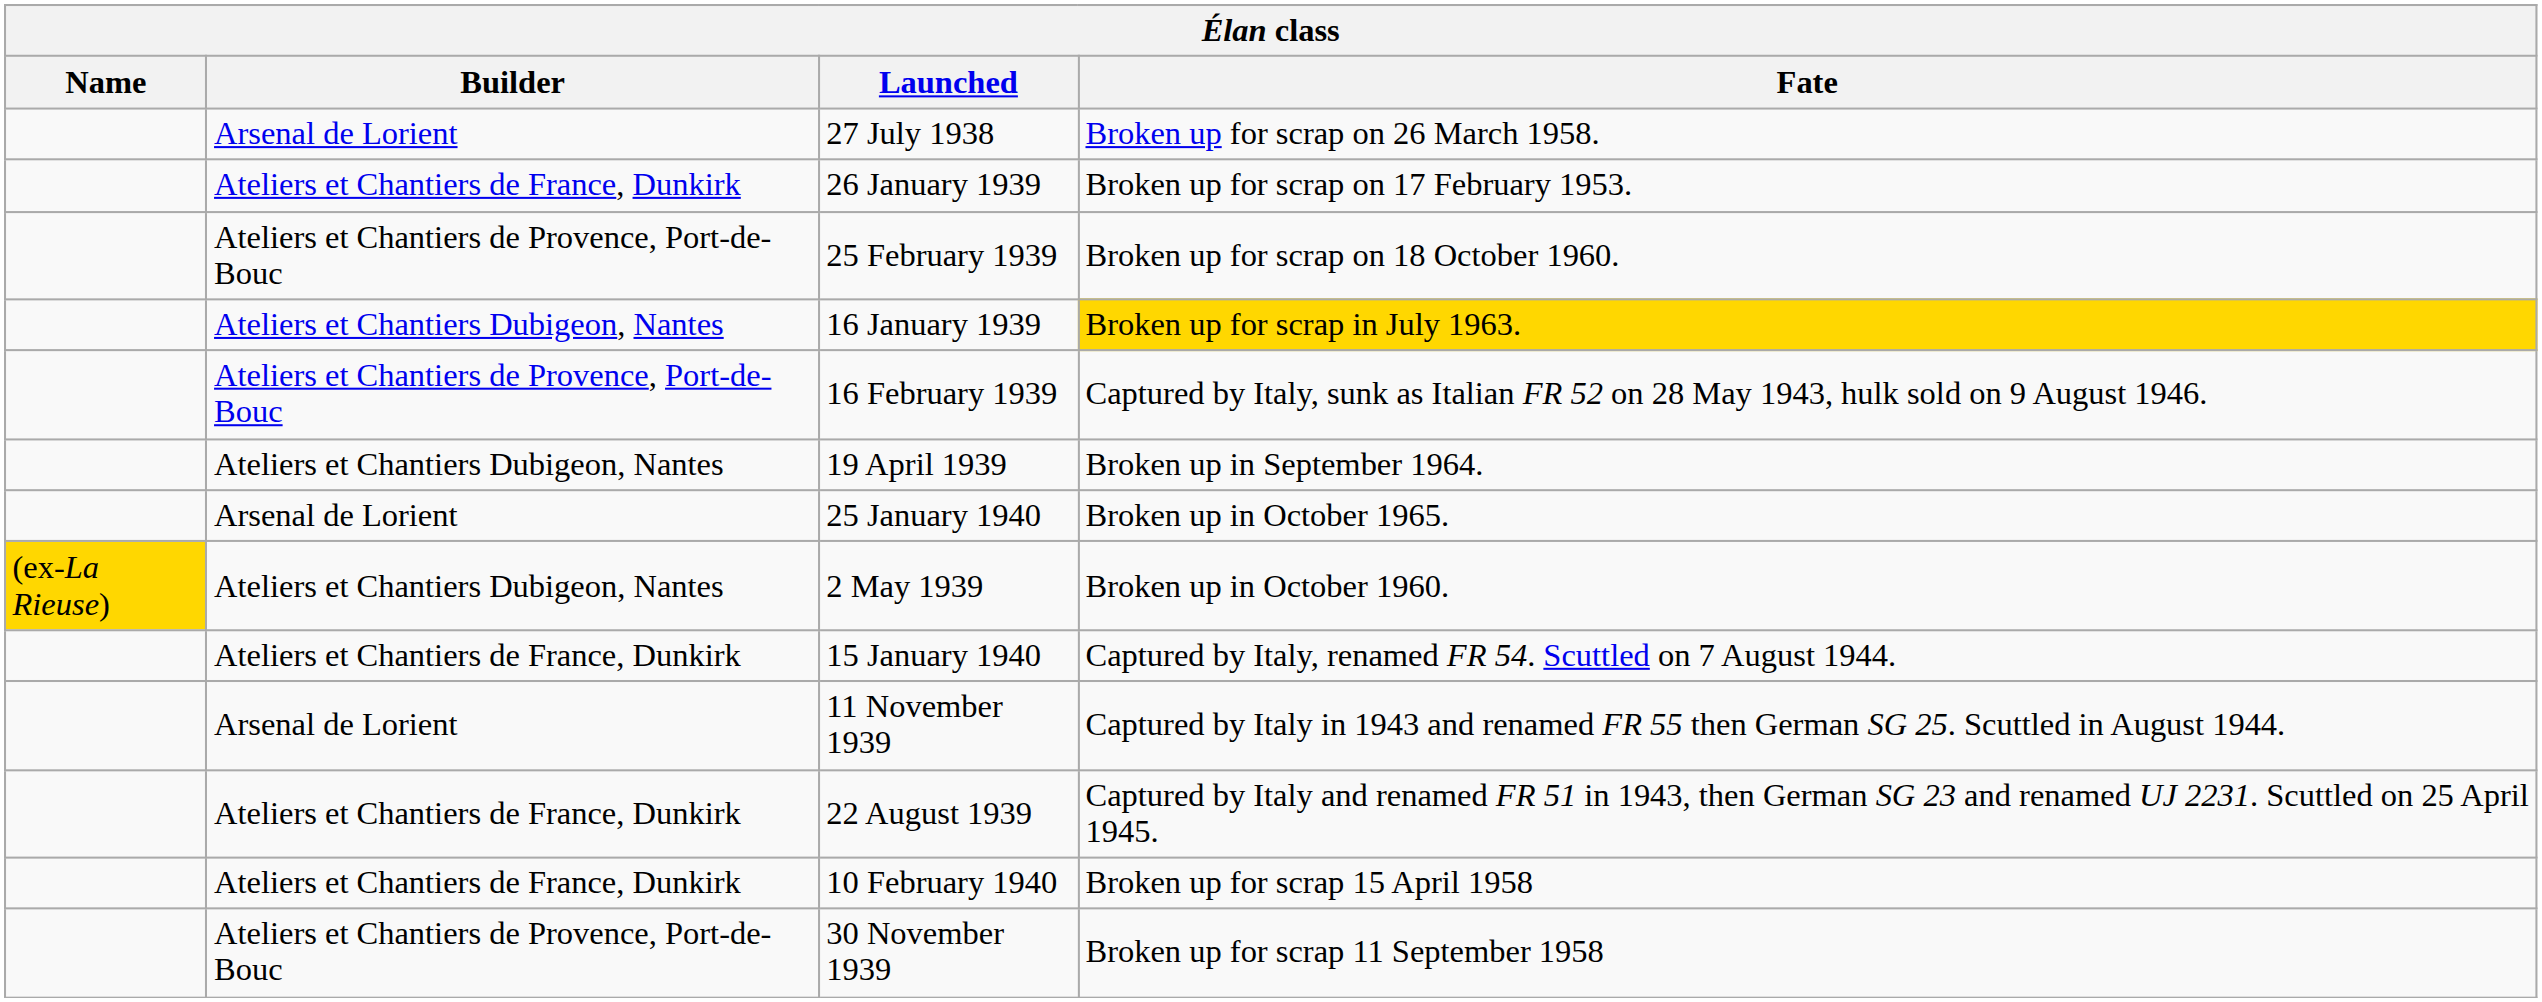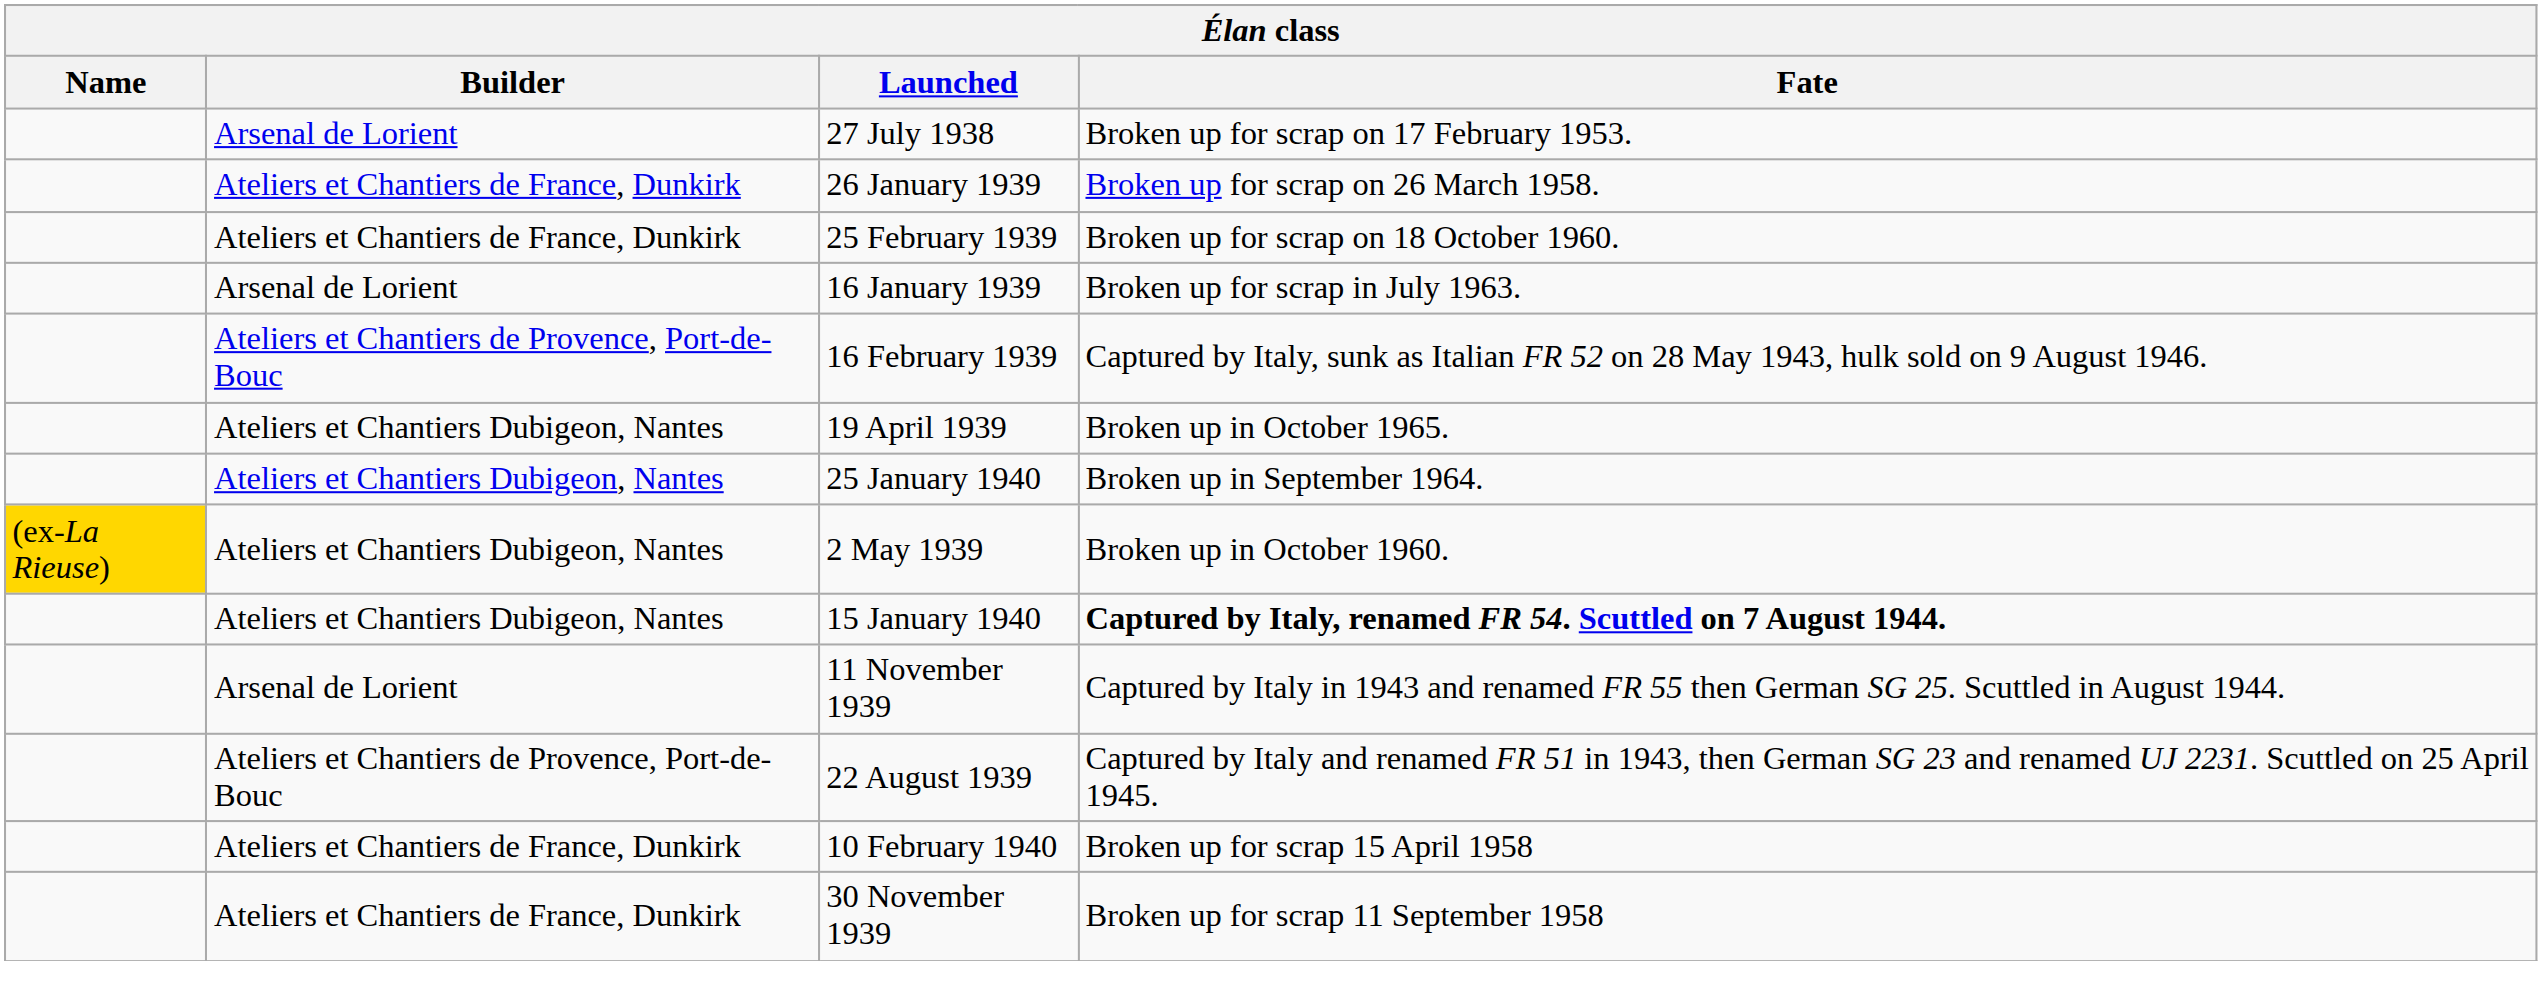(1343, 133) Broken up for scrap on 26 March 1958. -> (1359, 133) Broken up for scrap on 17 February 1953.
(1359, 184) Broken up for scrap on 17 February 1953. -> (1343, 184) Broken up for scrap on 26 March 1958.
(493, 254) Ateliers et Chantiers de Provence, Port-de-Bouc -> (477, 236) Ateliers et Chantiers de France, Dunkirk
(469, 324) Ateliers et Chantiers Dubigeon, Nantes -> (336, 287) Arsenal de Lorient
(1303, 324) gold background -> (1303, 287) no background
(1284, 463) Broken up in September 1964. -> (1267, 427) Broken up in October 1965.
(336, 515) Arsenal de Lorient -> (469, 478) Ateliers et Chantiers Dubigeon, Nantes
(1267, 515) Broken up in October 1965. -> (1284, 478) Broken up in September 1964.
(477, 654) Ateliers et Chantiers de France, Dunkirk -> (469, 618) Ateliers et Chantiers Dubigeon, Nantes
(1491, 654) normal -> (1516, 618) bold
(477, 812) Ateliers et Chantiers de France, Dunkirk -> (493, 776) Ateliers et Chantiers de Provence, Port-de-Bouc
(493, 952) Ateliers et Chantiers de Provence, Port-de-Bouc -> (477, 915) Ateliers et Chantiers de France, Dunkirk
